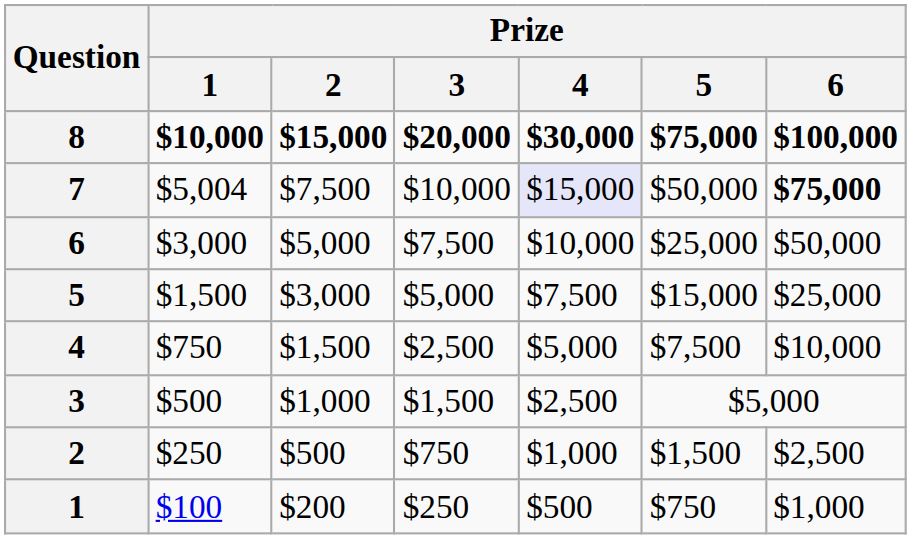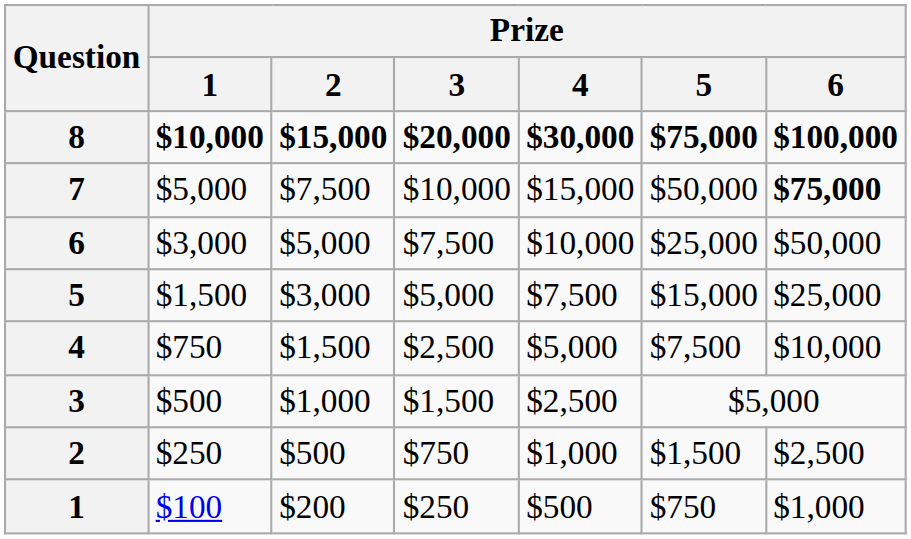(201, 189) $5,004 -> (201, 189) $5,000
(580, 189) lavender background -> (580, 189) no background
